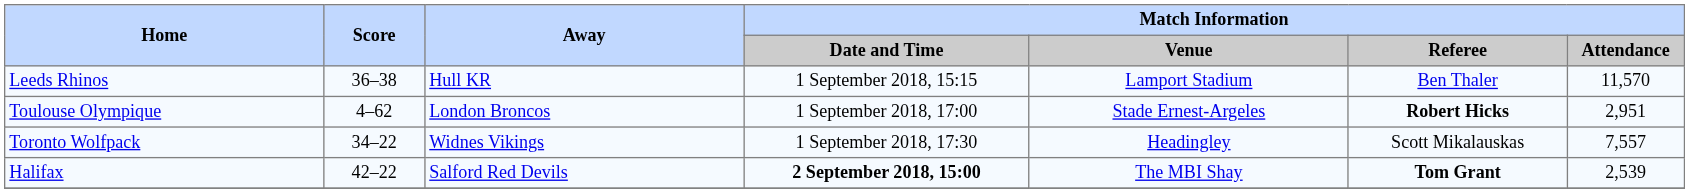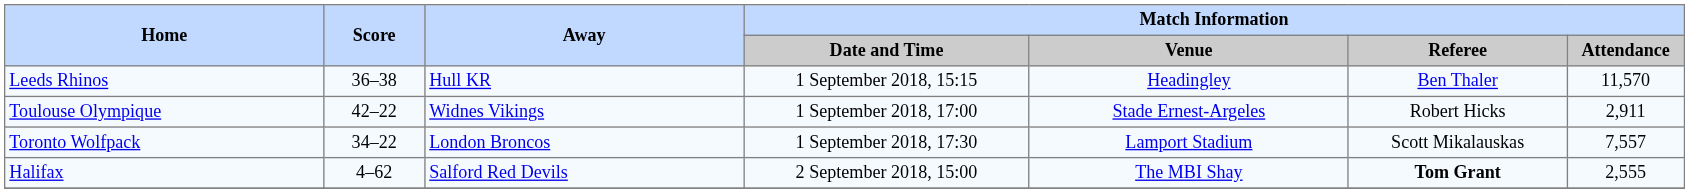(1189, 80) Lamport Stadium -> (1189, 80) Headingley
(374, 111) 4–62 -> (374, 111) 42–22
(490, 111) London Broncos -> (487, 111) Widnes Vikings
(1458, 111) bold -> (1458, 111) normal
(1626, 111) 2,951 -> (1626, 111) 2,911
(487, 142) Widnes Vikings -> (490, 142) London Broncos
(1189, 142) Headingley -> (1189, 142) Lamport Stadium
(374, 172) 42–22 -> (374, 172) 4–62
(887, 172) bold -> (887, 172) normal
(1626, 172) 2,539 -> (1626, 172) 2,555
